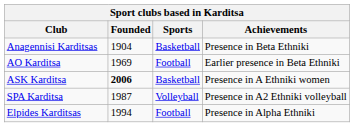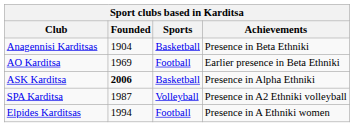(267, 79) Presence in A Ethniki women -> (260, 79) Presence in Alpha Ethniki
(260, 113) Presence in Alpha Ethniki -> (267, 113) Presence in A Ethniki women
